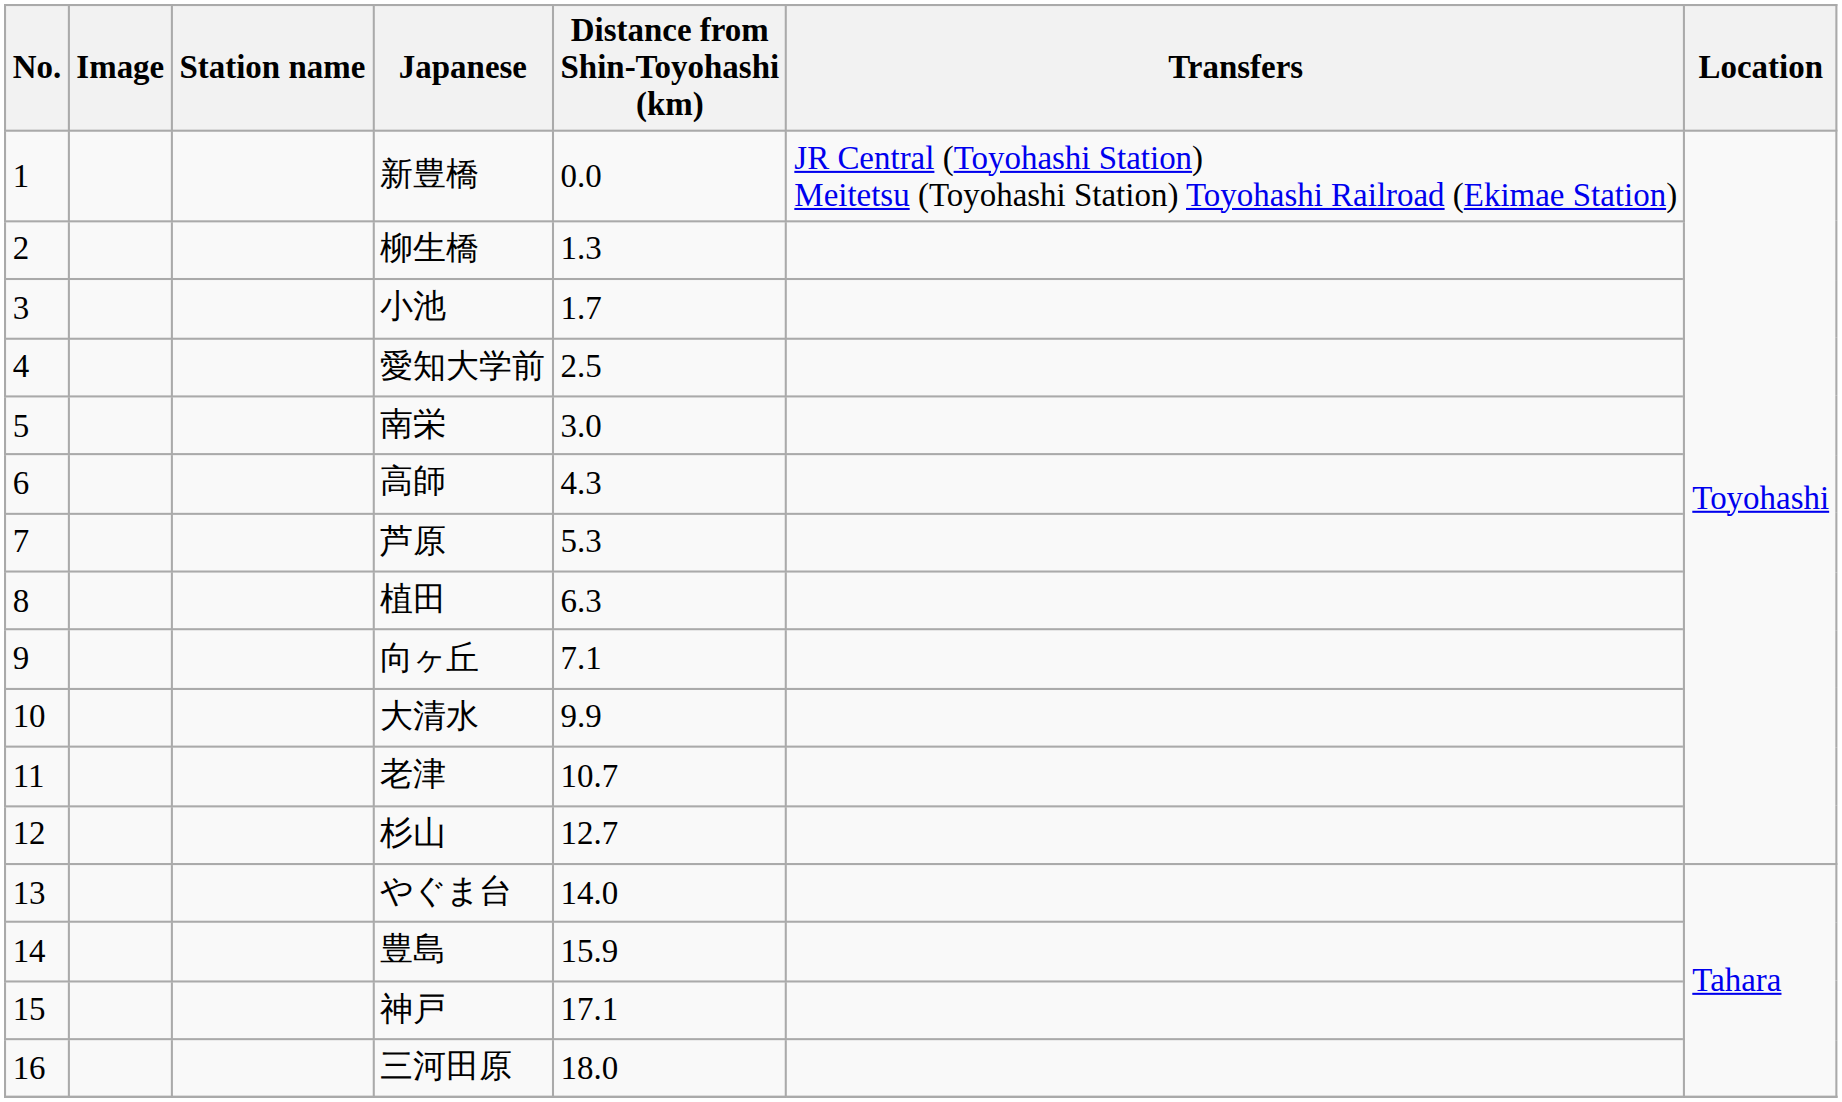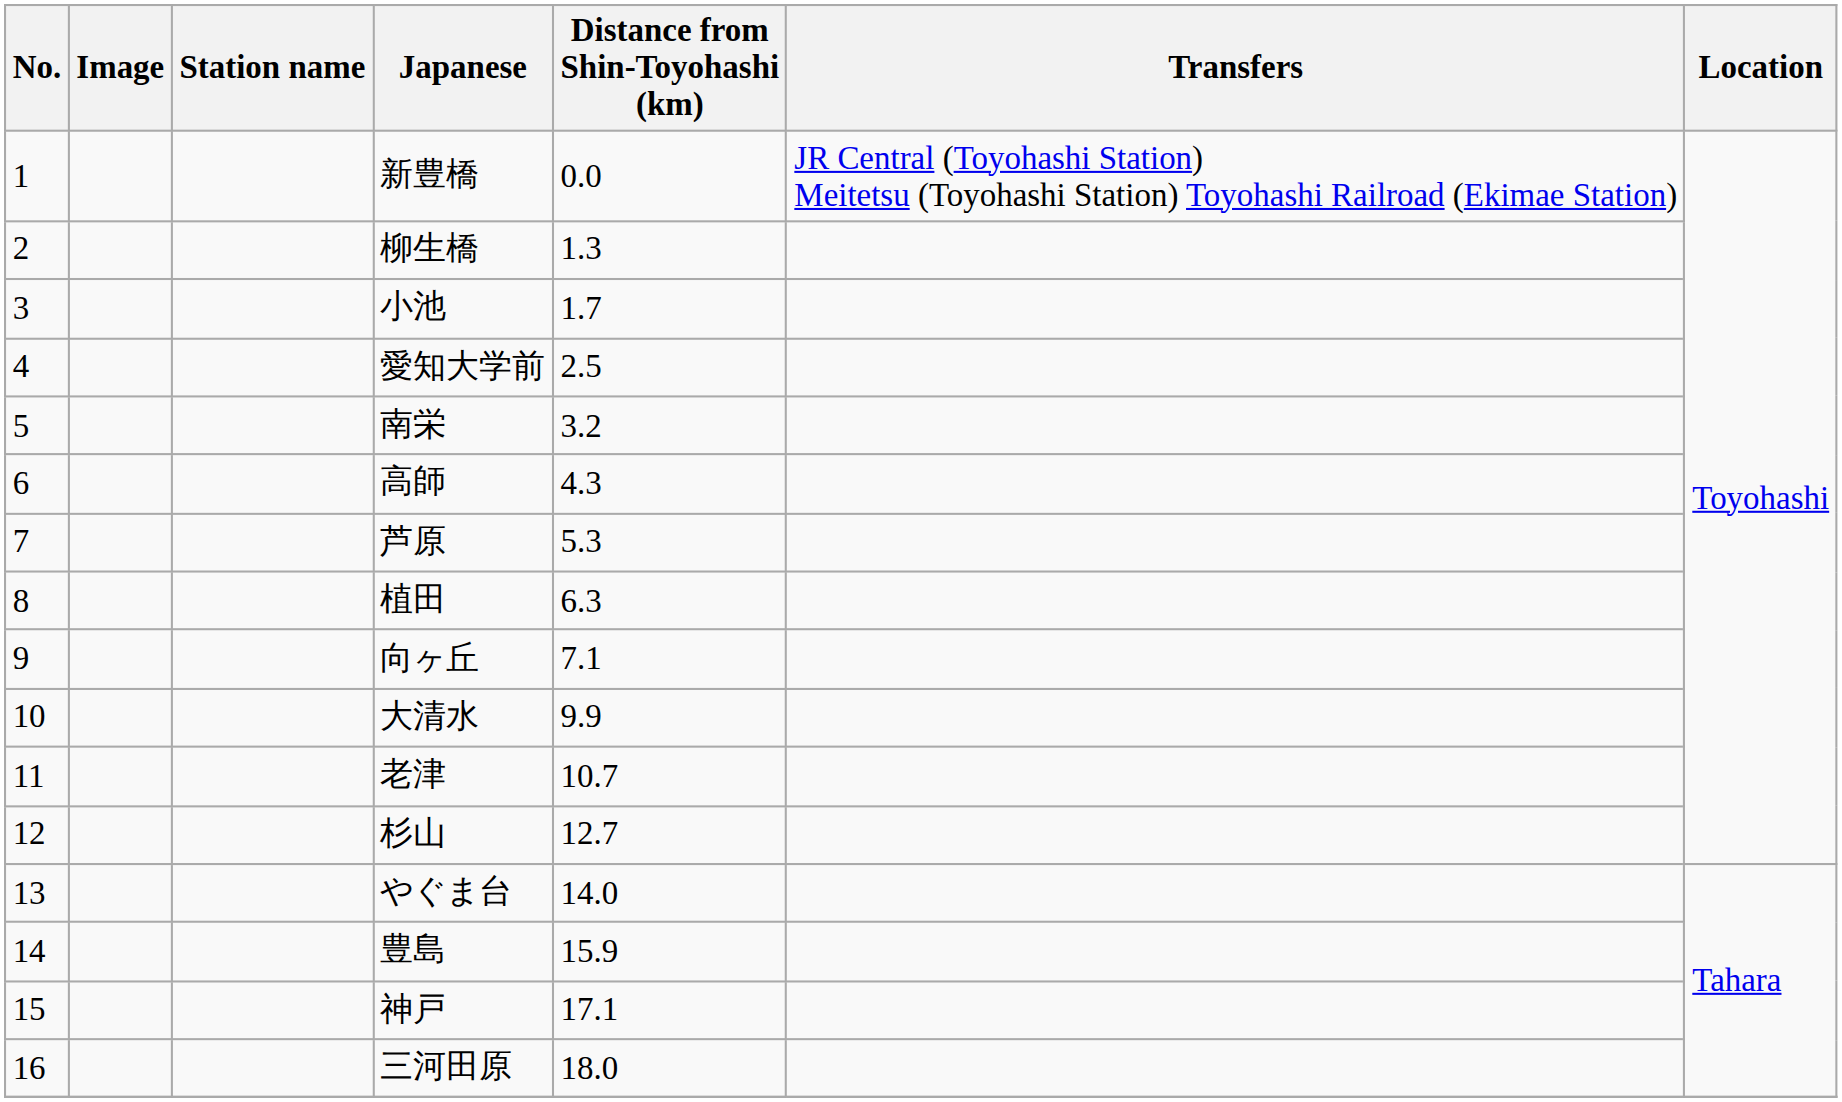(581, 424) 3.0 -> (581, 424) 3.2
